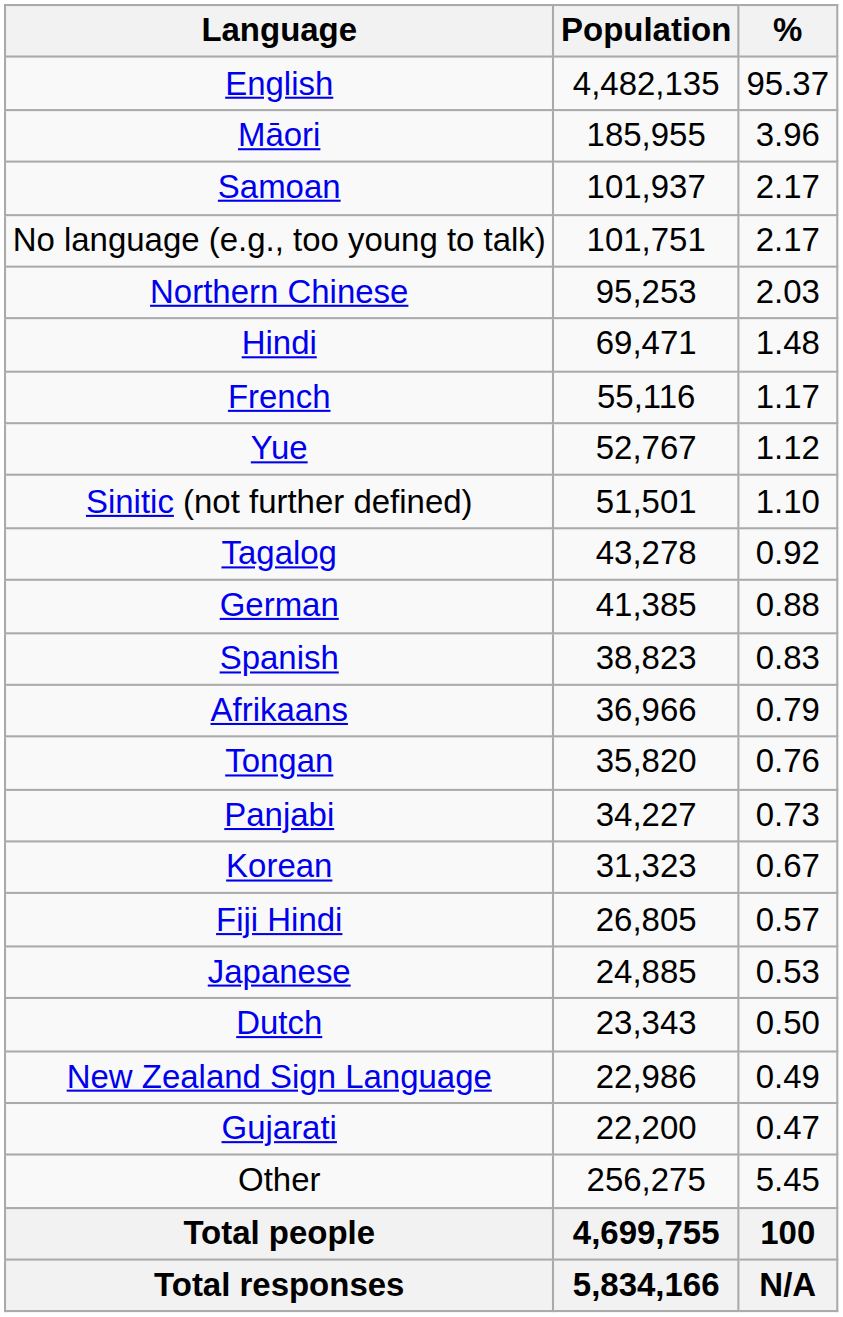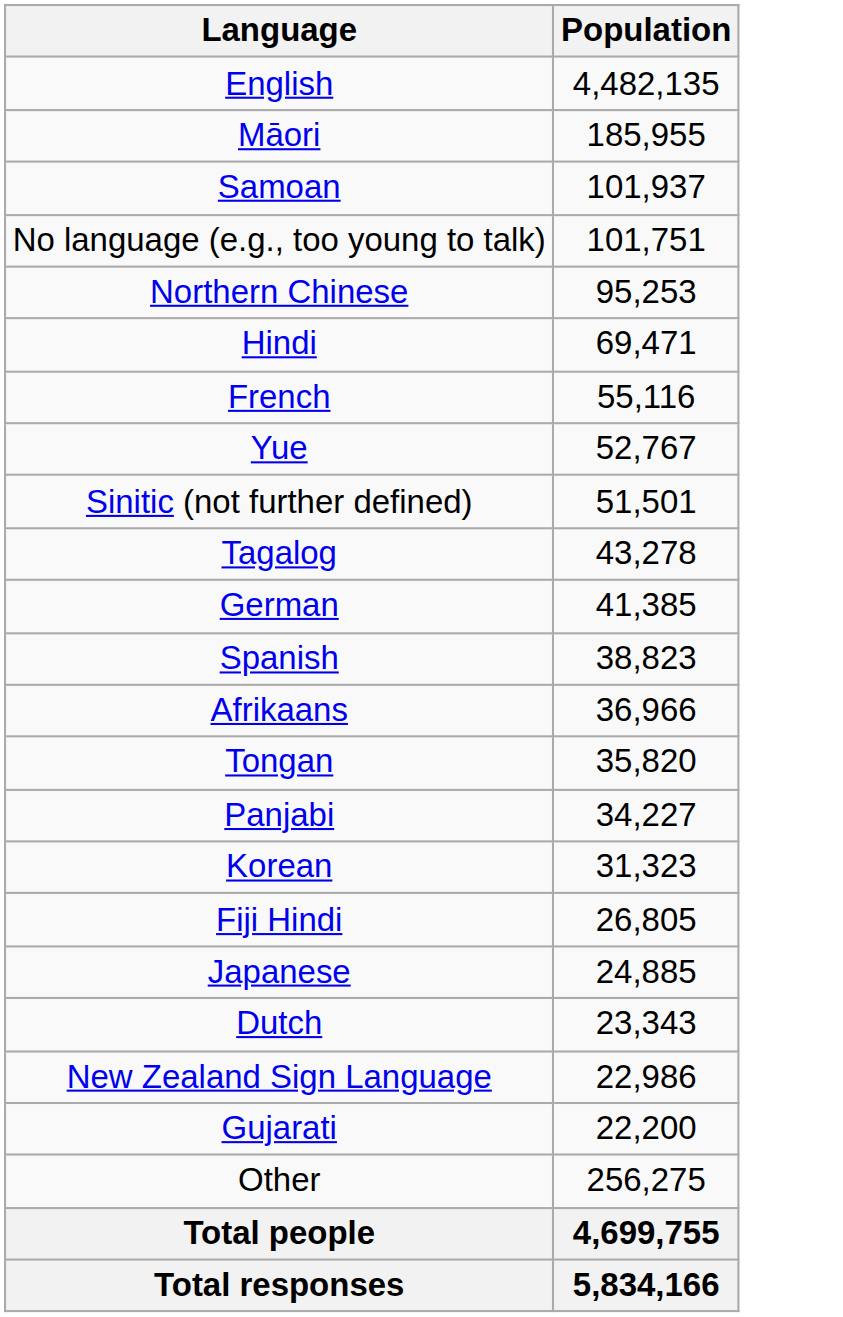- column: (788, 30)
